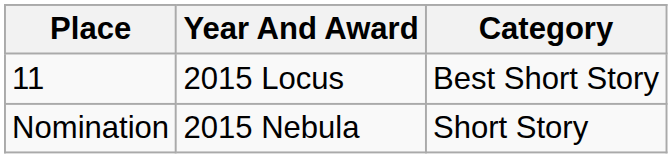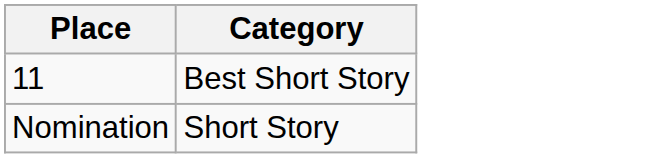- column: (301, 29)
